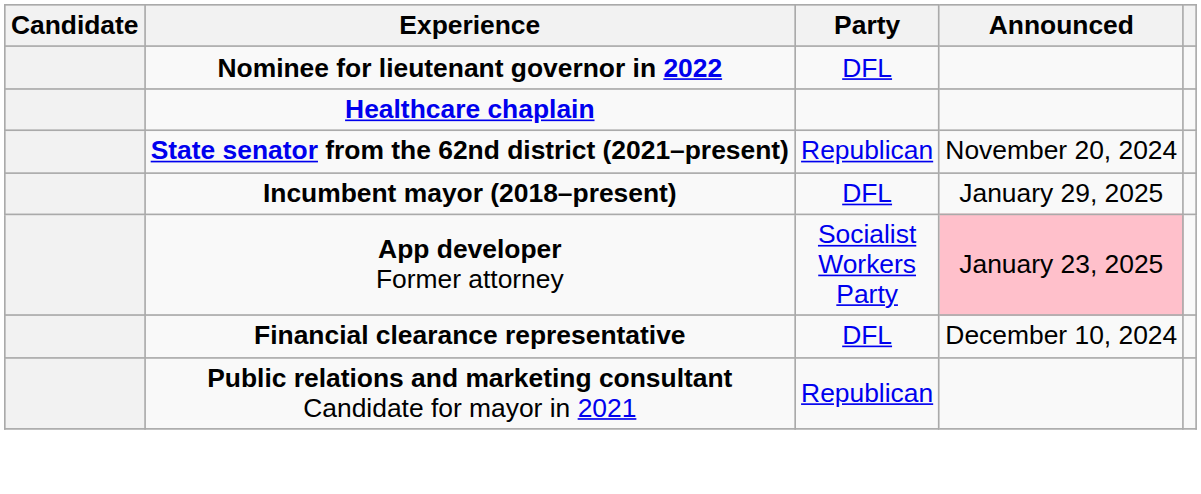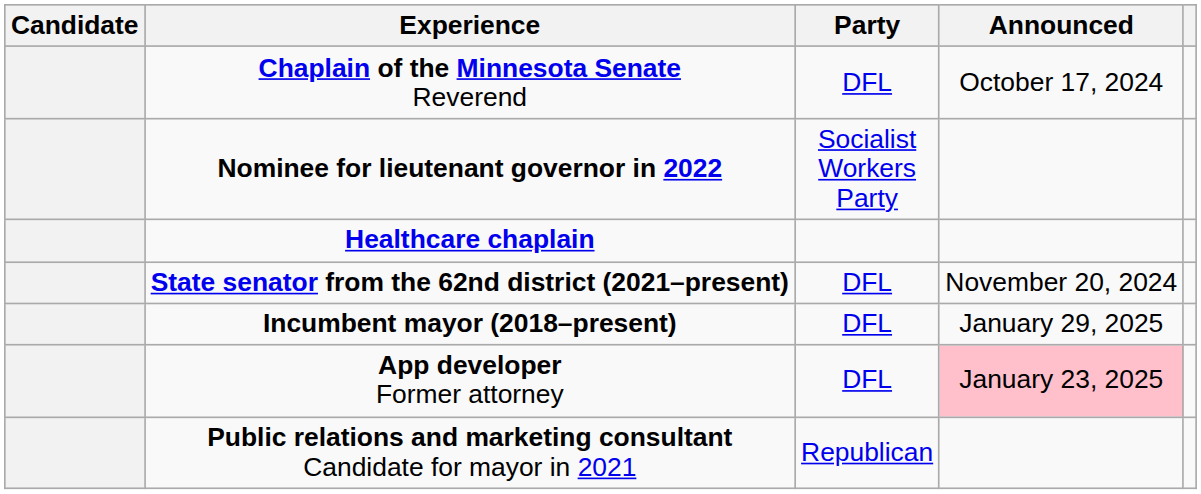+ row: (470, 82)
(867, 67) DFL -> (867, 168) Socialist Workers Party
(867, 151) Republican -> (867, 282) DFL
(867, 264) Socialist Workers Party -> (867, 380) DFL
- row: (470, 336)
